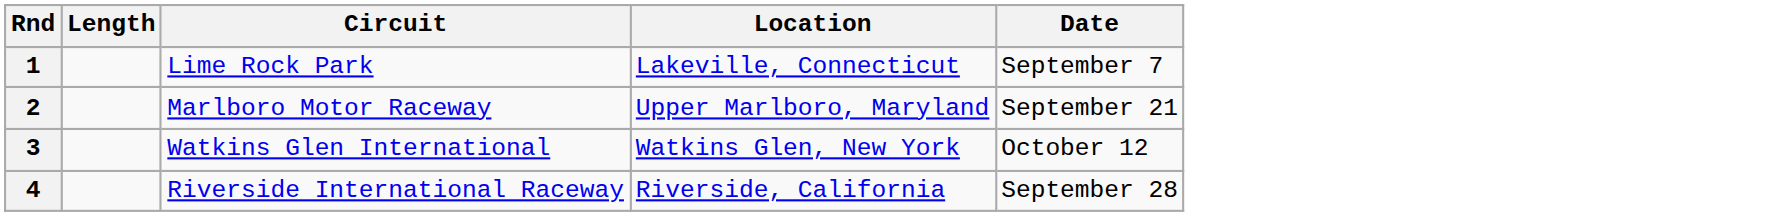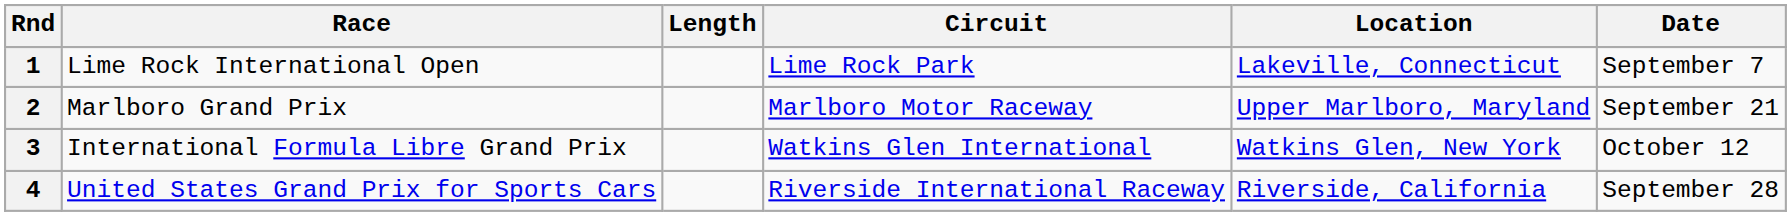+ column: (362, 25)
